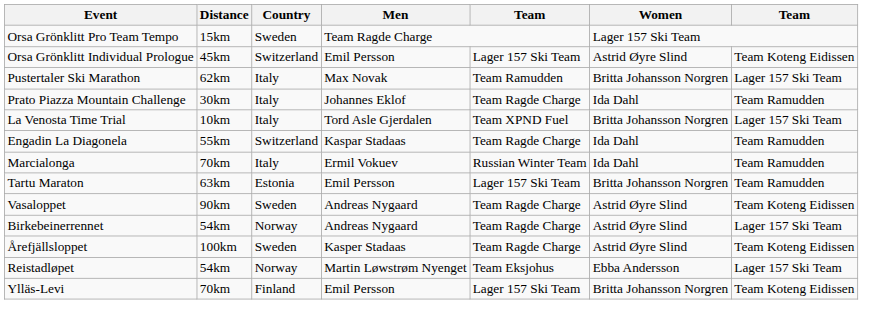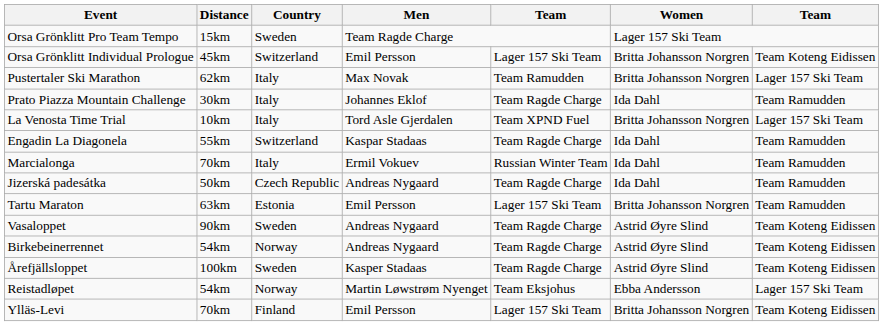(640, 57) Astrid Øyre Slind -> (681, 57) Britta Johansson Norgren
+ row: (57, 183)
(788, 225) Lager 157 Ski Team -> (815, 246) Team Koteng Eidissen
